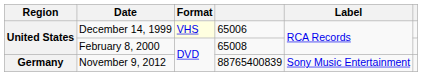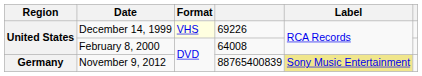(232, 29) 65006 -> (232, 29) 69226
(232, 46) 65008 -> (232, 46) 64008
(348, 63) no background -> (348, 63) khaki background
